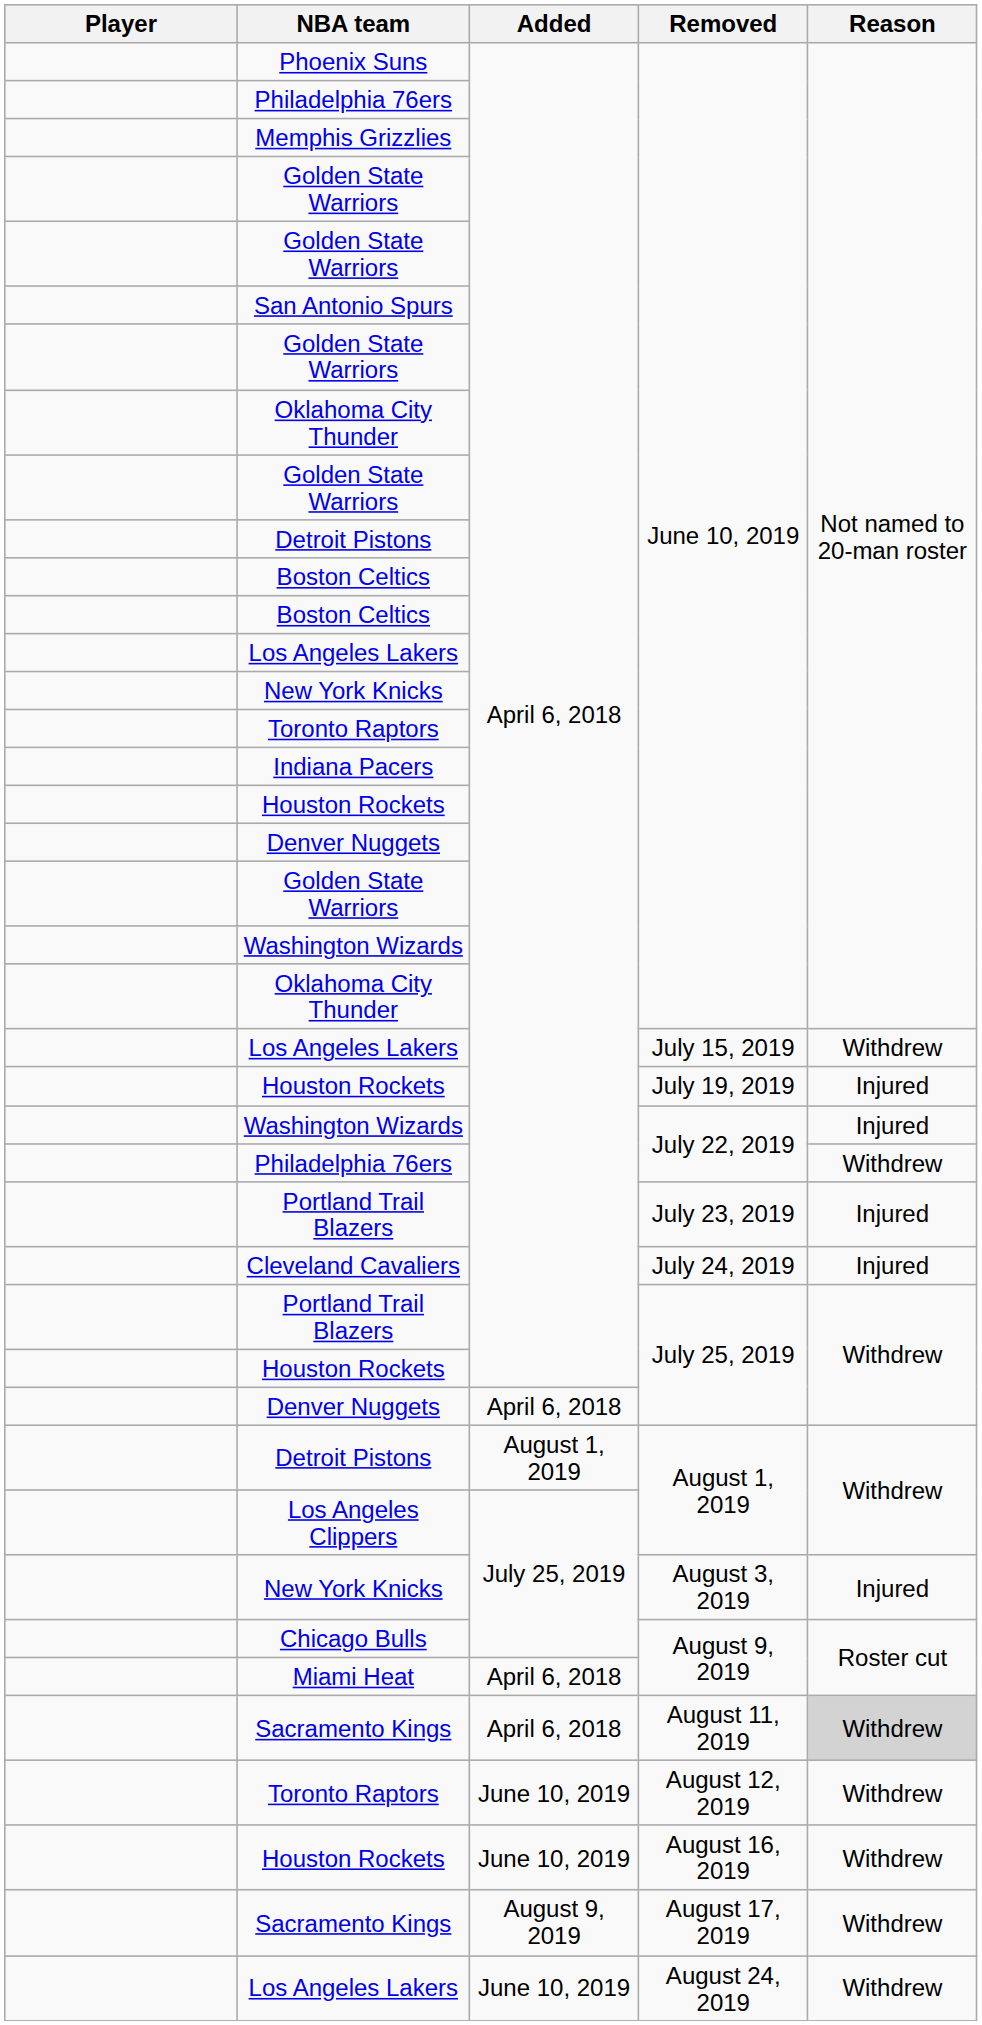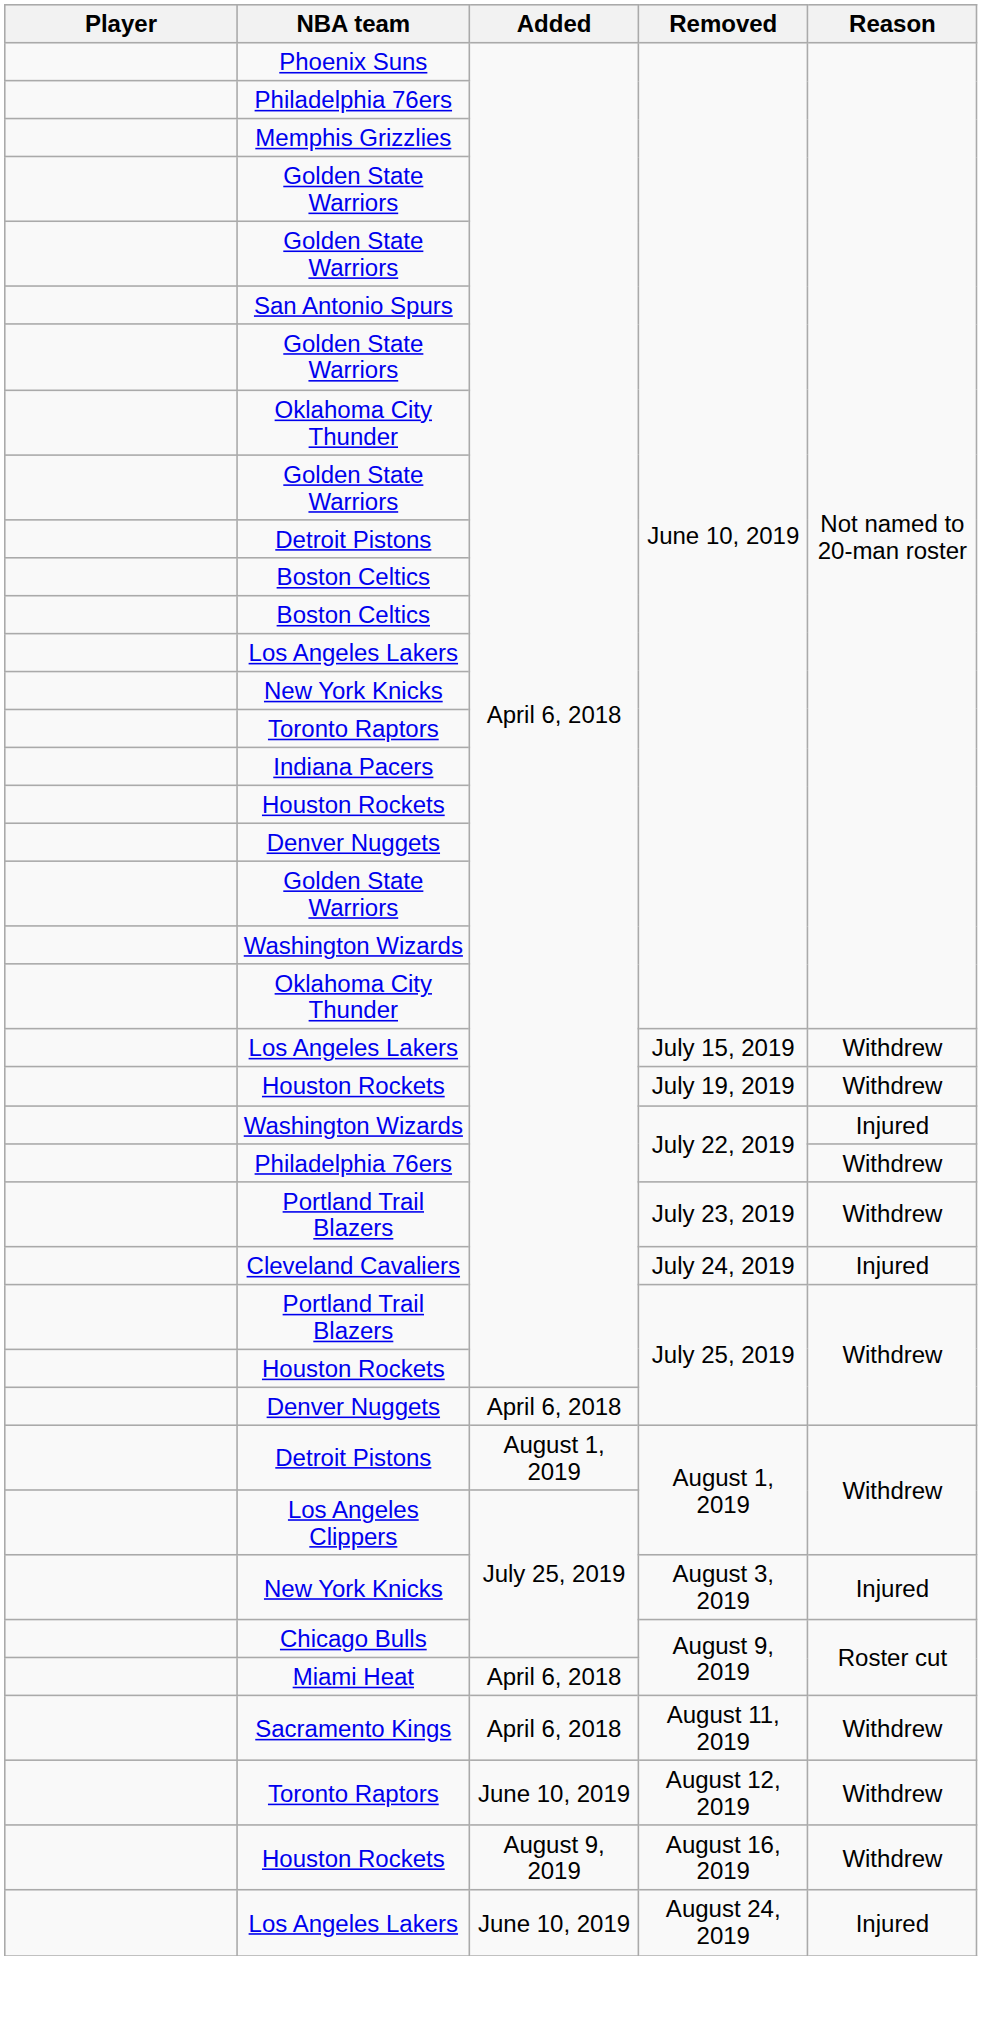(892, 1086) Injured -> (892, 1086) Withdrew
(892, 1214) Injured -> (892, 1214) Withdrew
(892, 1728) lightgrey background -> (892, 1728) no background
(554, 1858) June 10, 2019 -> (554, 1858) August 9, 2019
- row: (353, 1923)
(892, 1988) Withdrew -> (892, 1923) Injured
